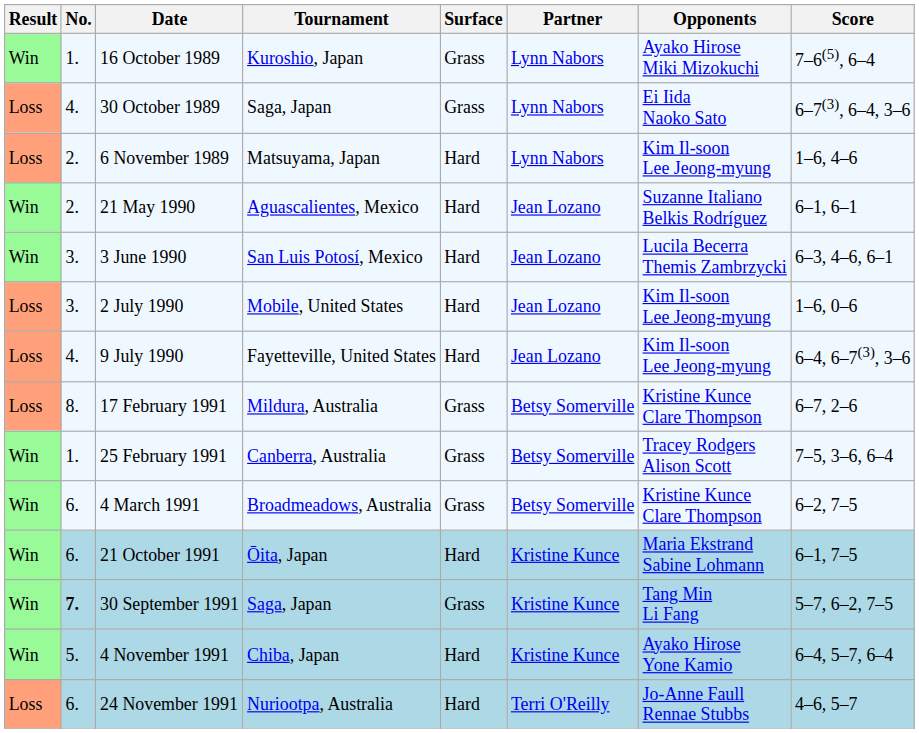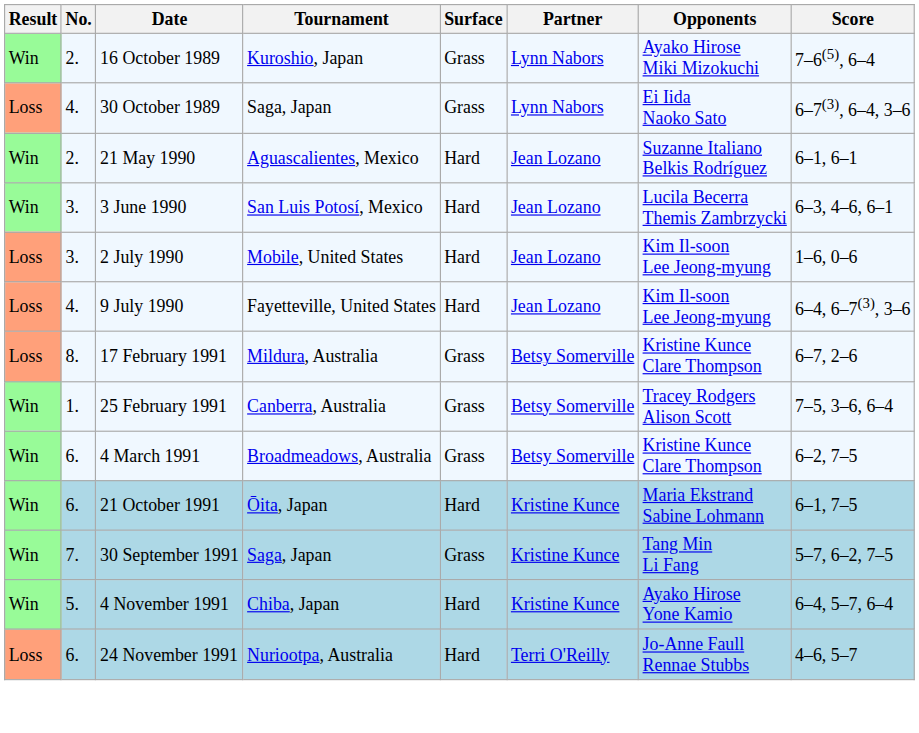(72, 57) 1. -> (72, 57) 2.
- row: (165, 157)
(72, 604) bold -> (72, 554) normal
